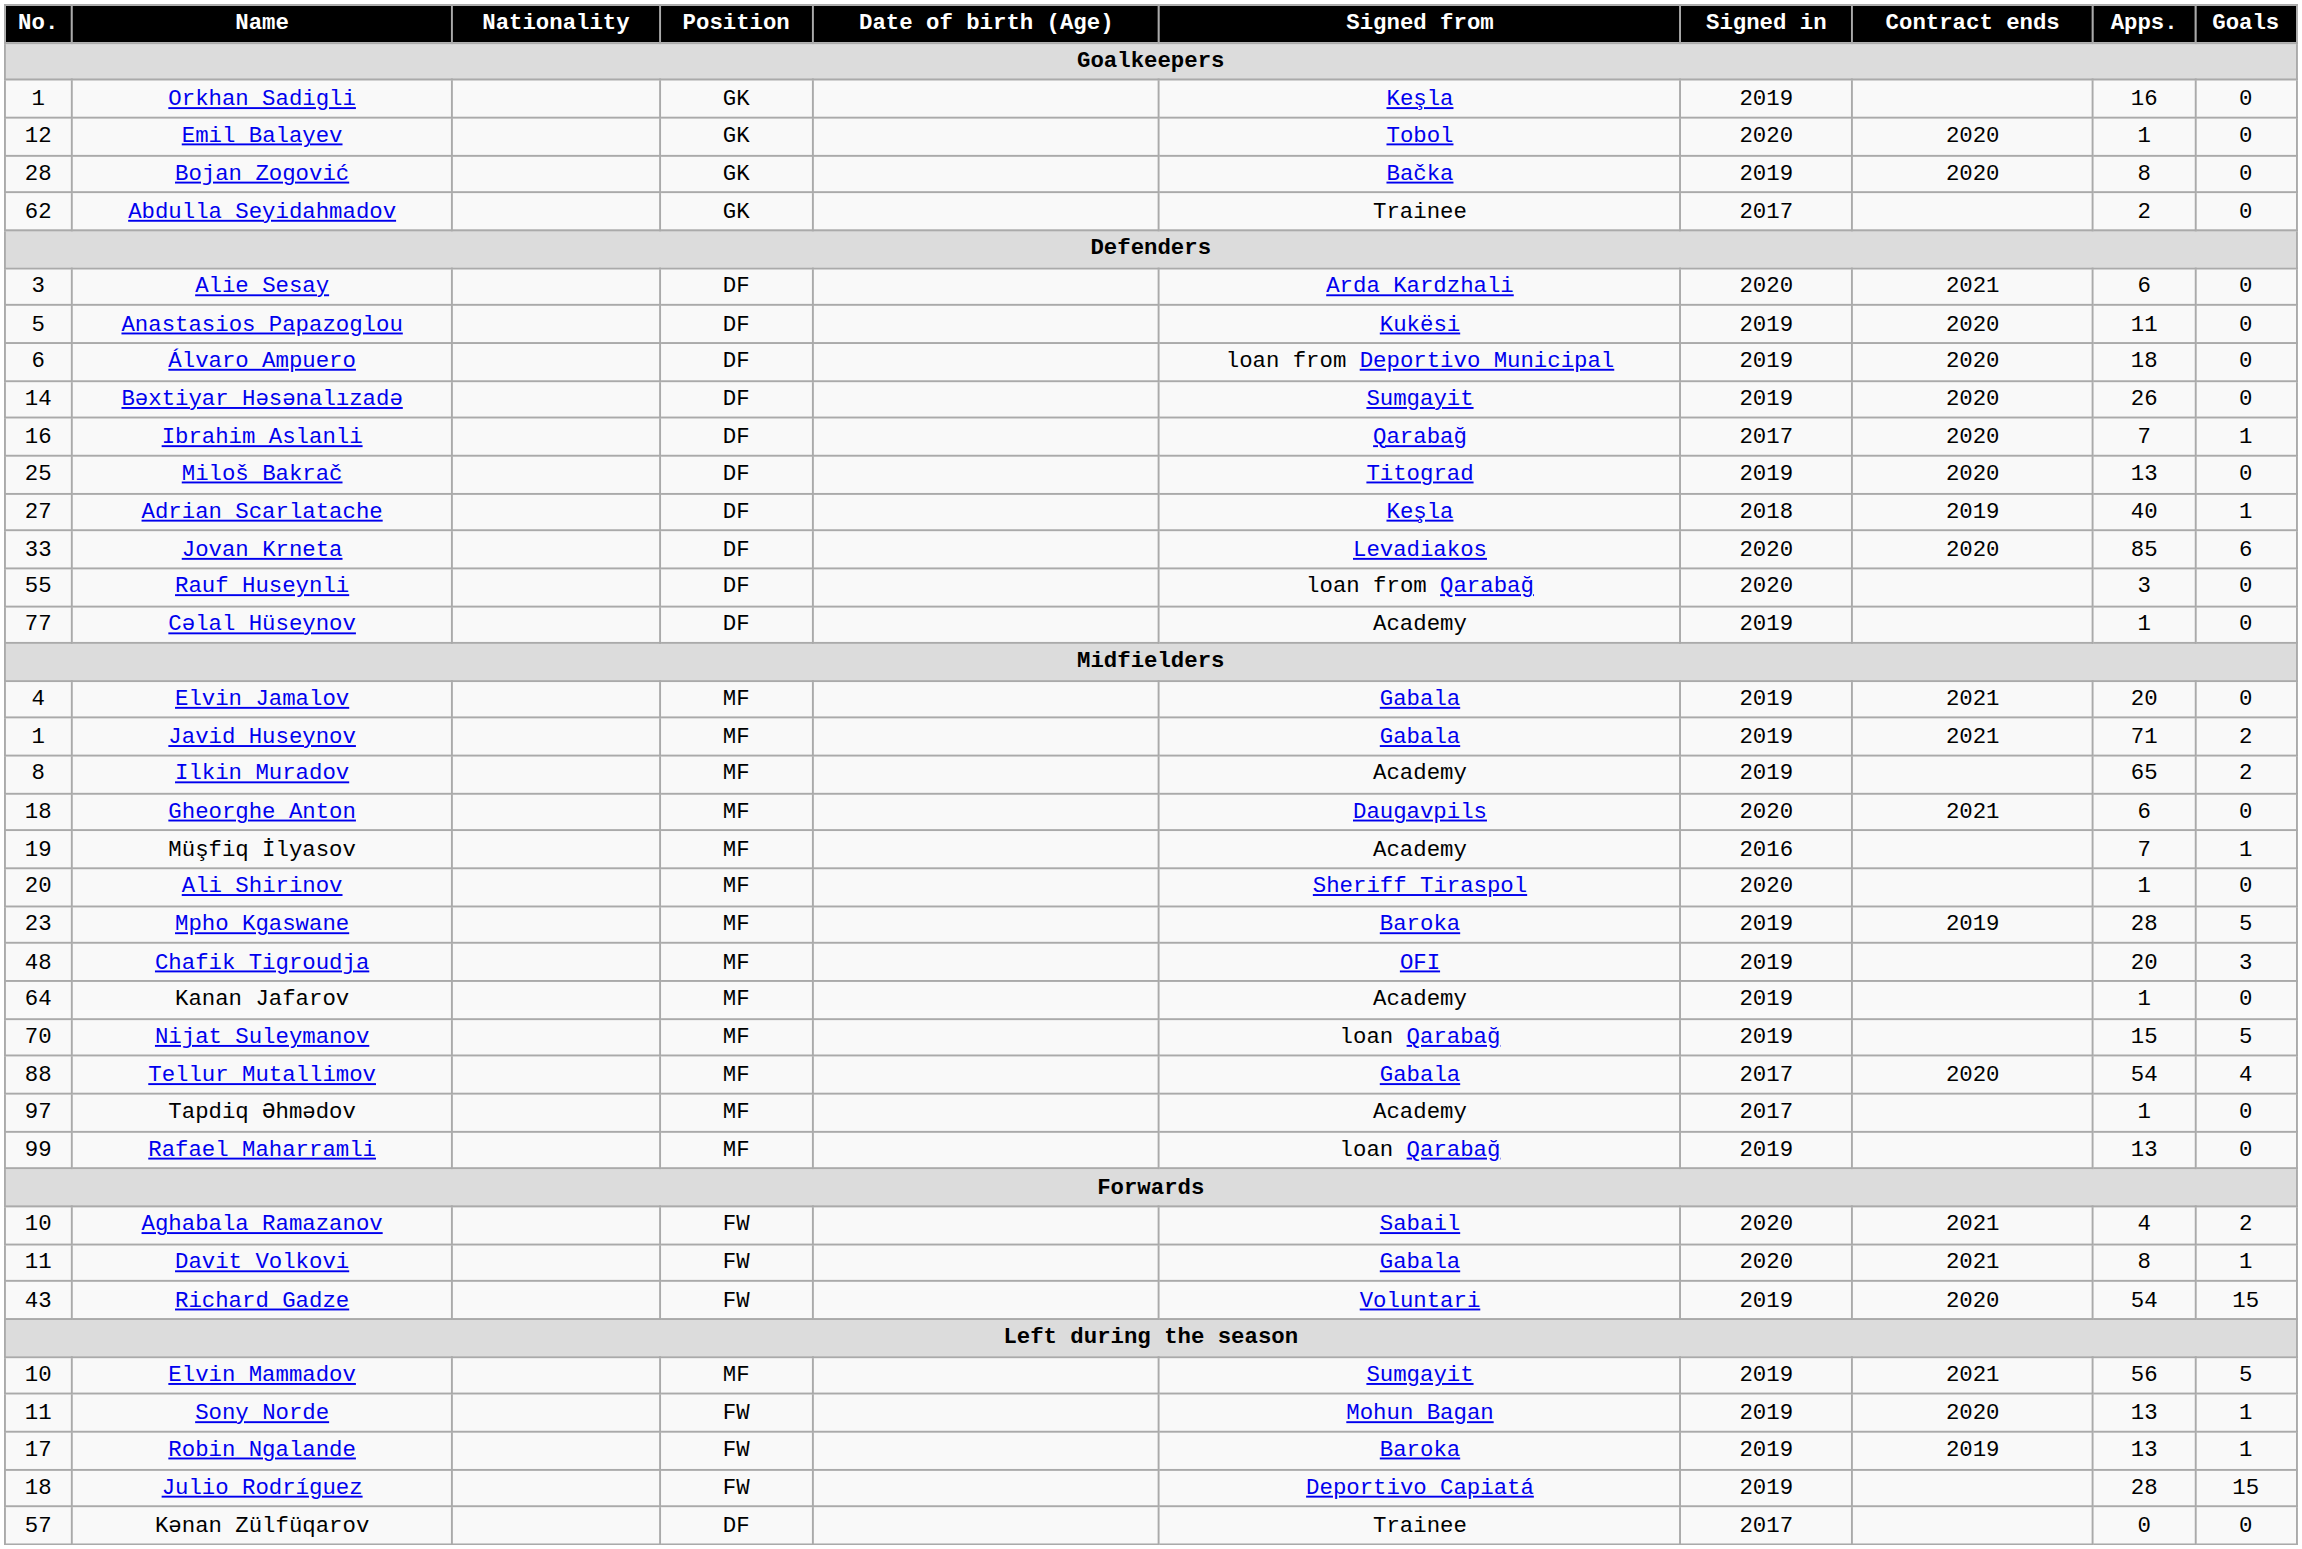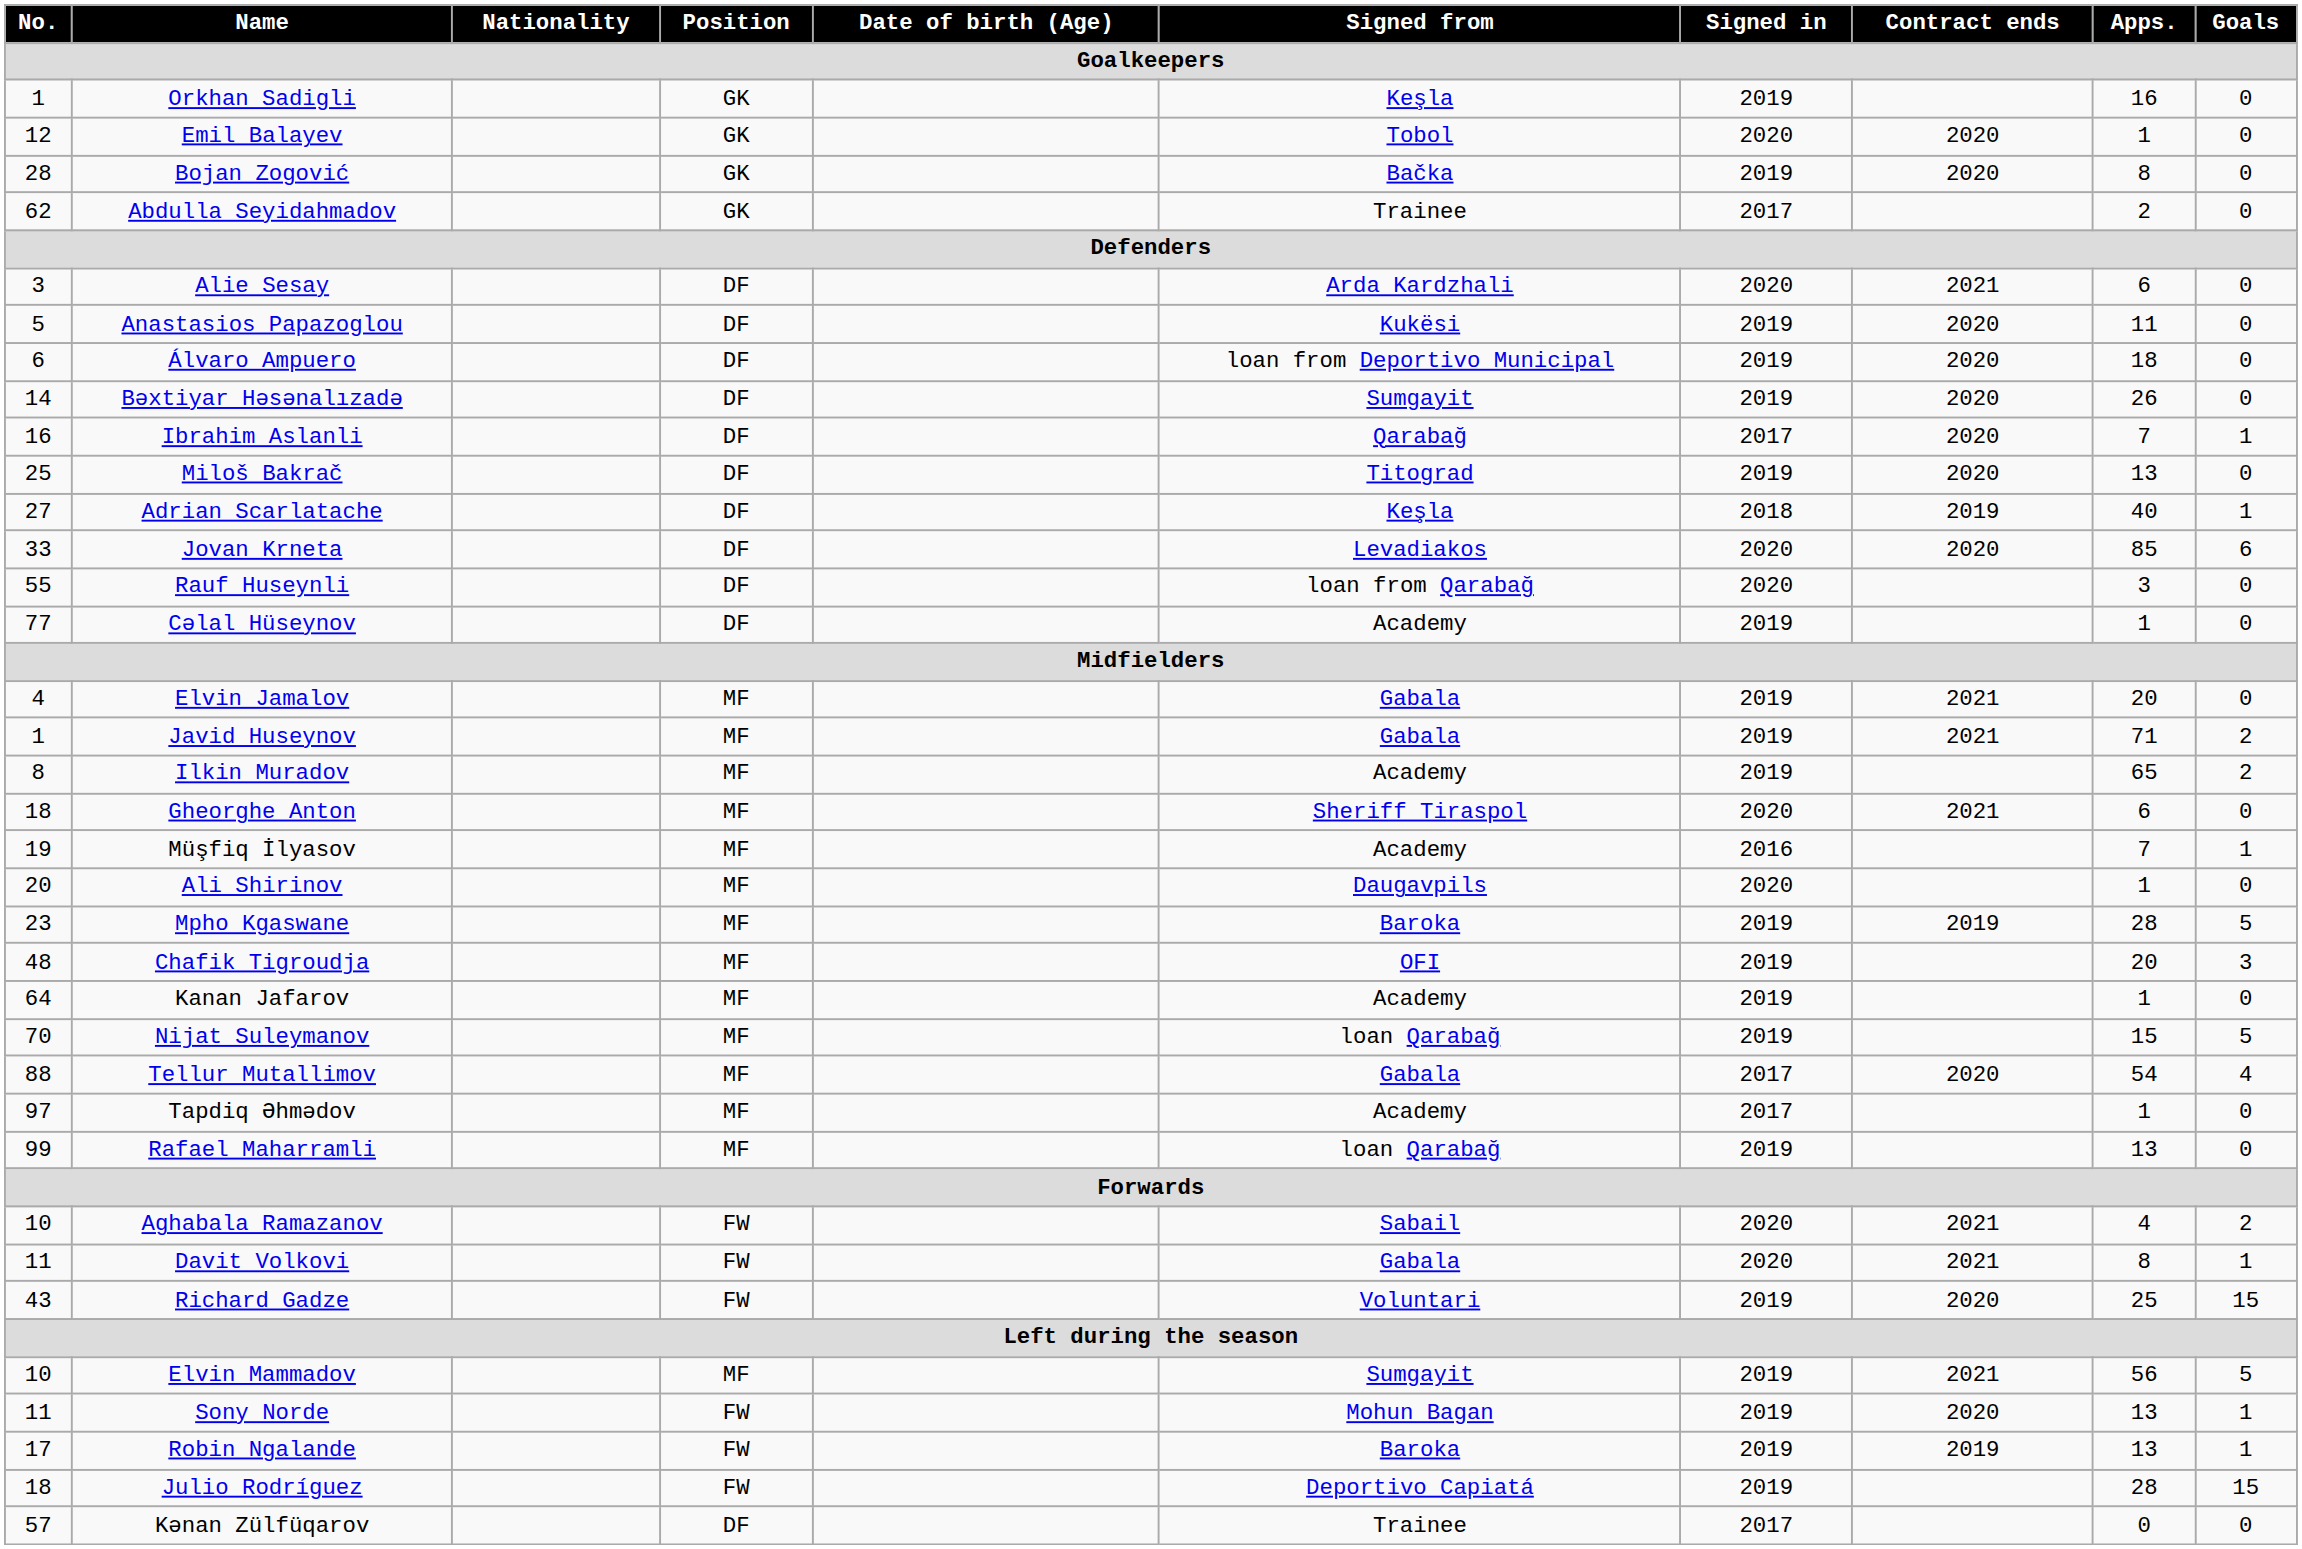(1420, 812) Daugavpils -> (1420, 812) Sheriff Tiraspol
(1420, 887) Sheriff Tiraspol -> (1420, 887) Daugavpils
(2144, 1300) 54 -> (2144, 1300) 25
